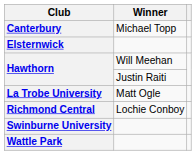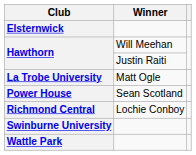- row: (34, 28)
+ row: (39, 93)
